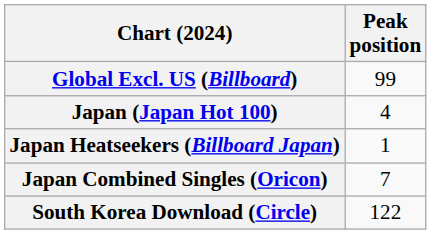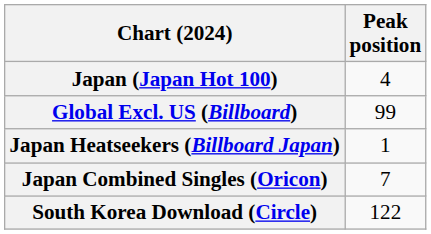rows swapped: (175, 78) <-> (175, 111)
